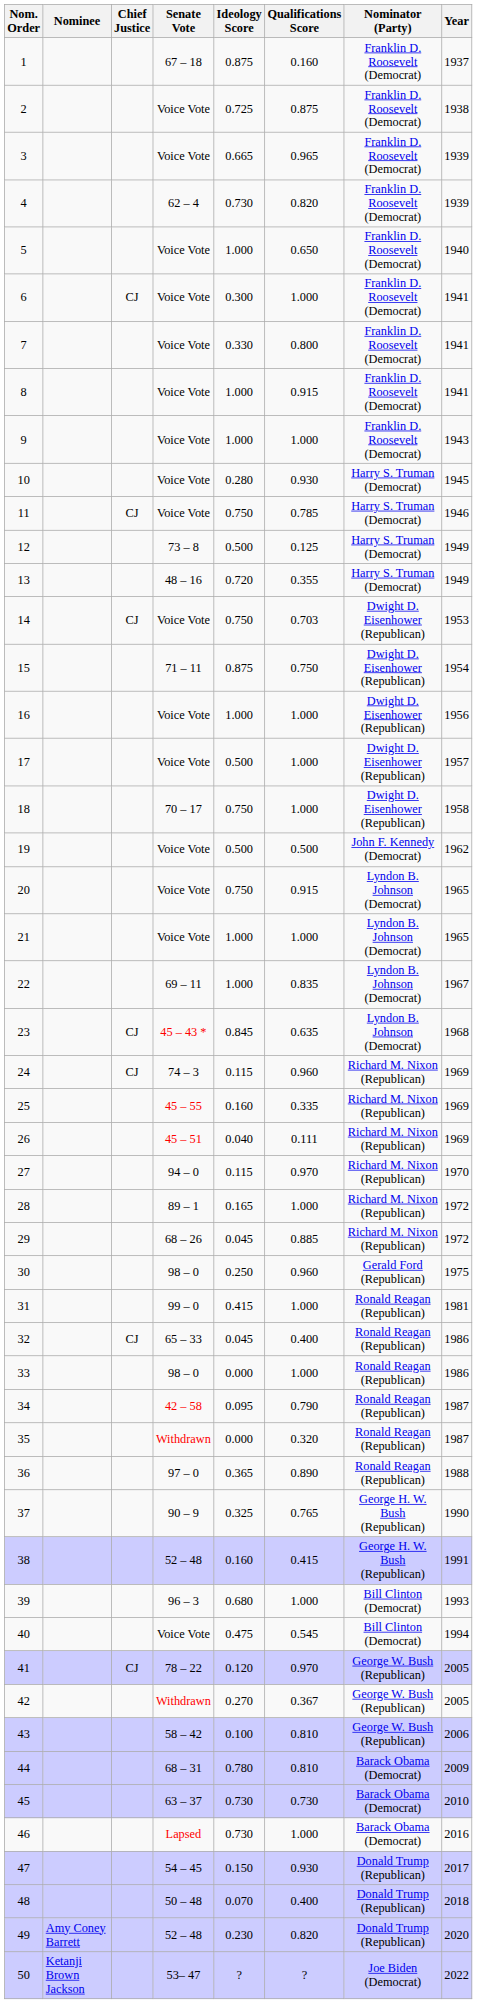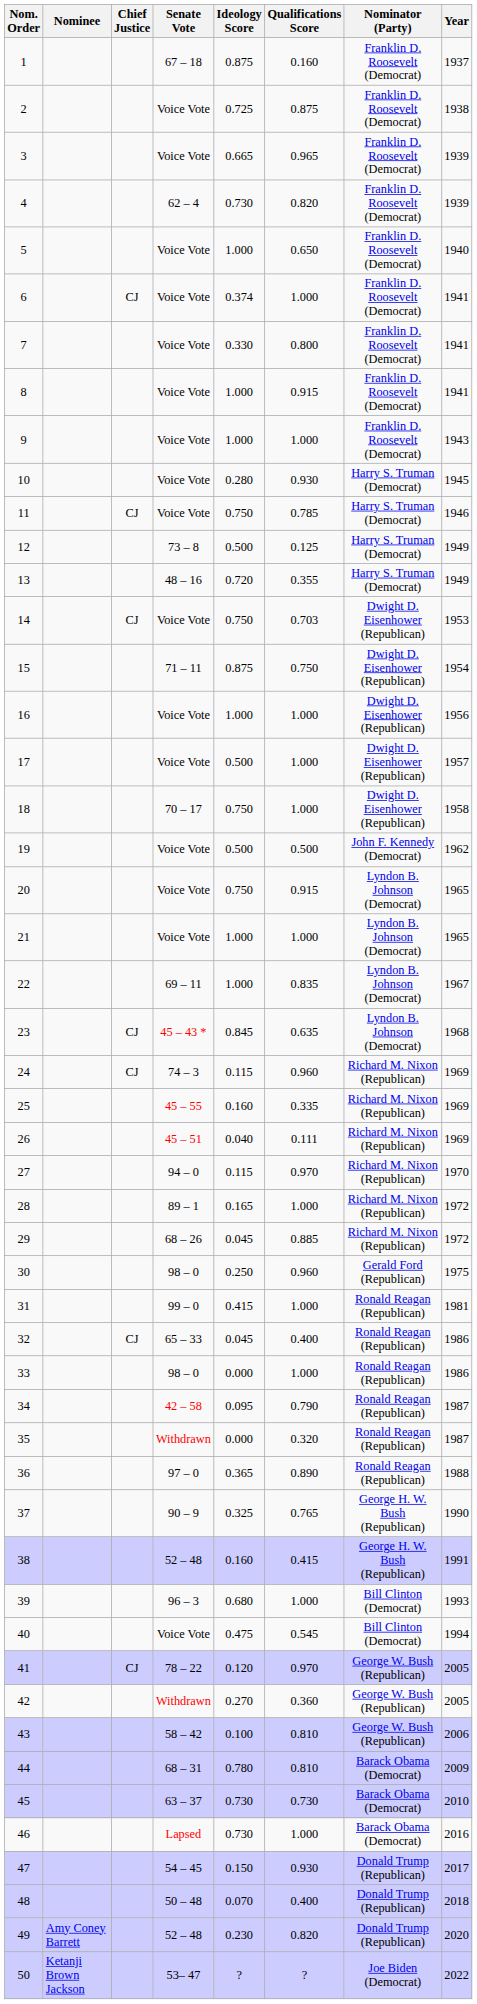(239, 297) 0.300 -> (239, 297) 0.374
(304, 1701) 0.367 -> (304, 1701) 0.360
